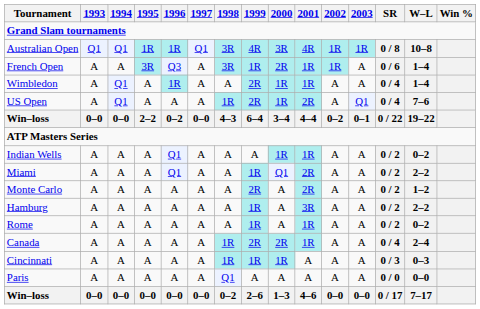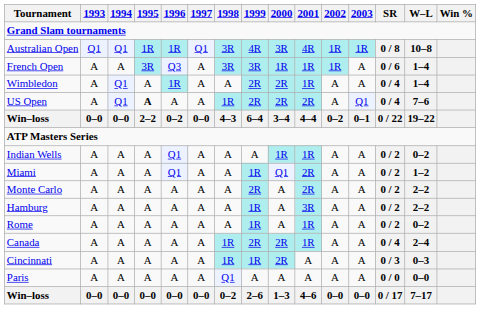(255, 65) 1R -> (255, 65) 3R
(282, 65) 2R -> (282, 65) 1R
(282, 83) 1R -> (282, 83) 2R
(148, 100) normal -> (148, 100) bold
(282, 100) 1R -> (282, 100) 2R
(421, 171) 2–2 -> (421, 171) 1–2
(421, 189) 1–2 -> (421, 189) 2–2
(282, 259) 1R -> (282, 259) 2R
